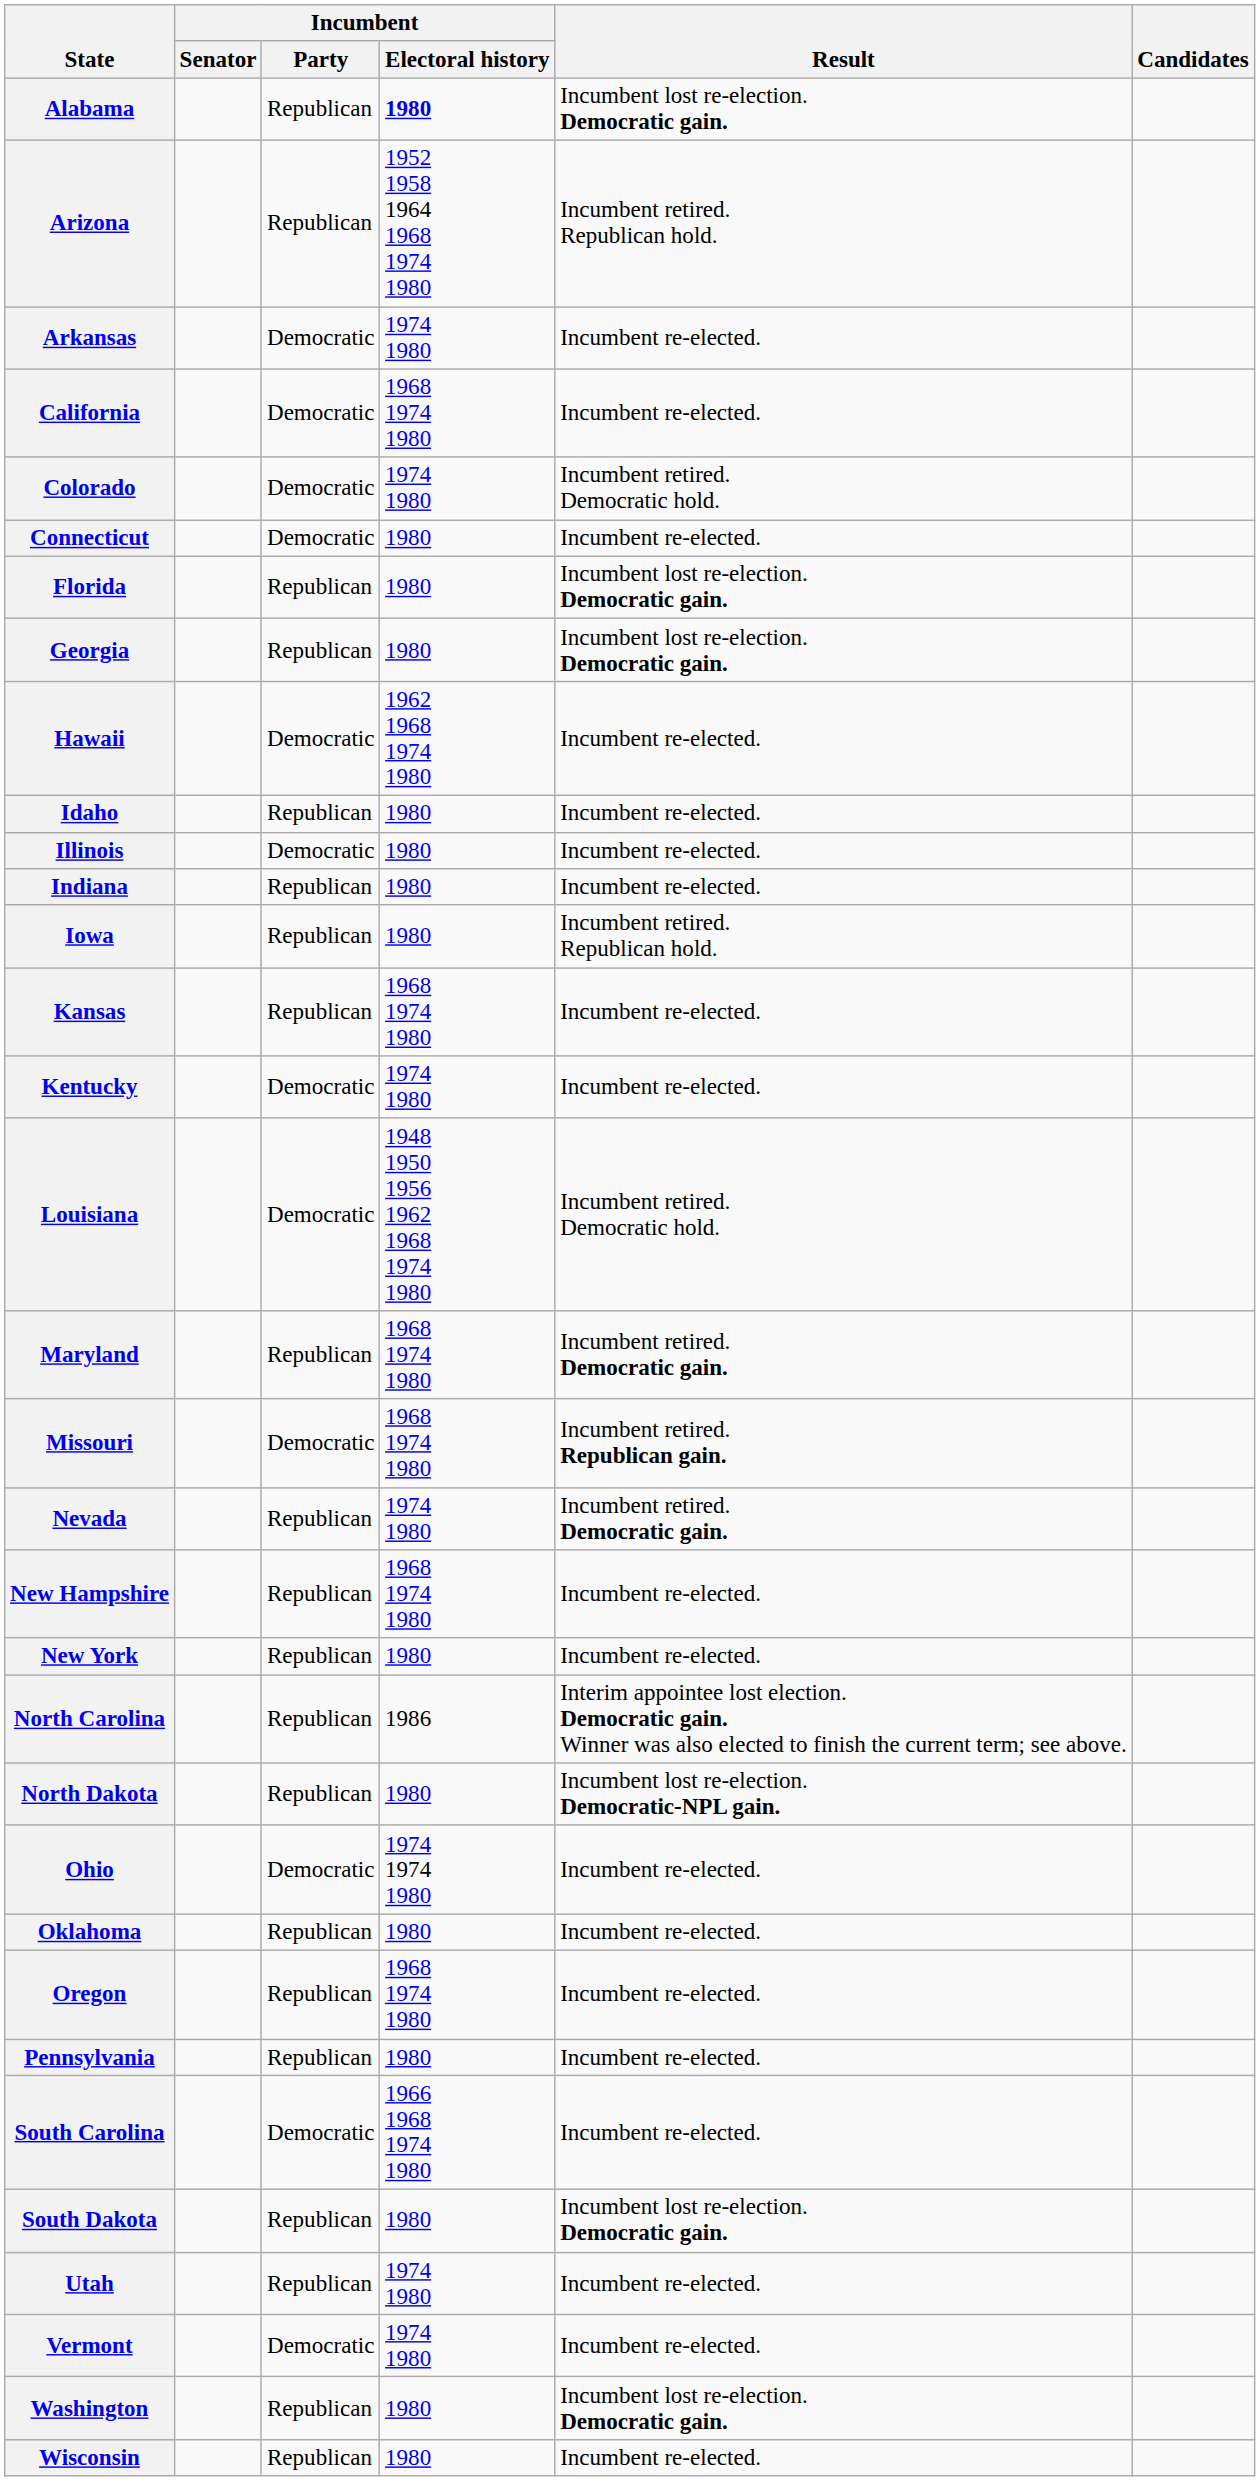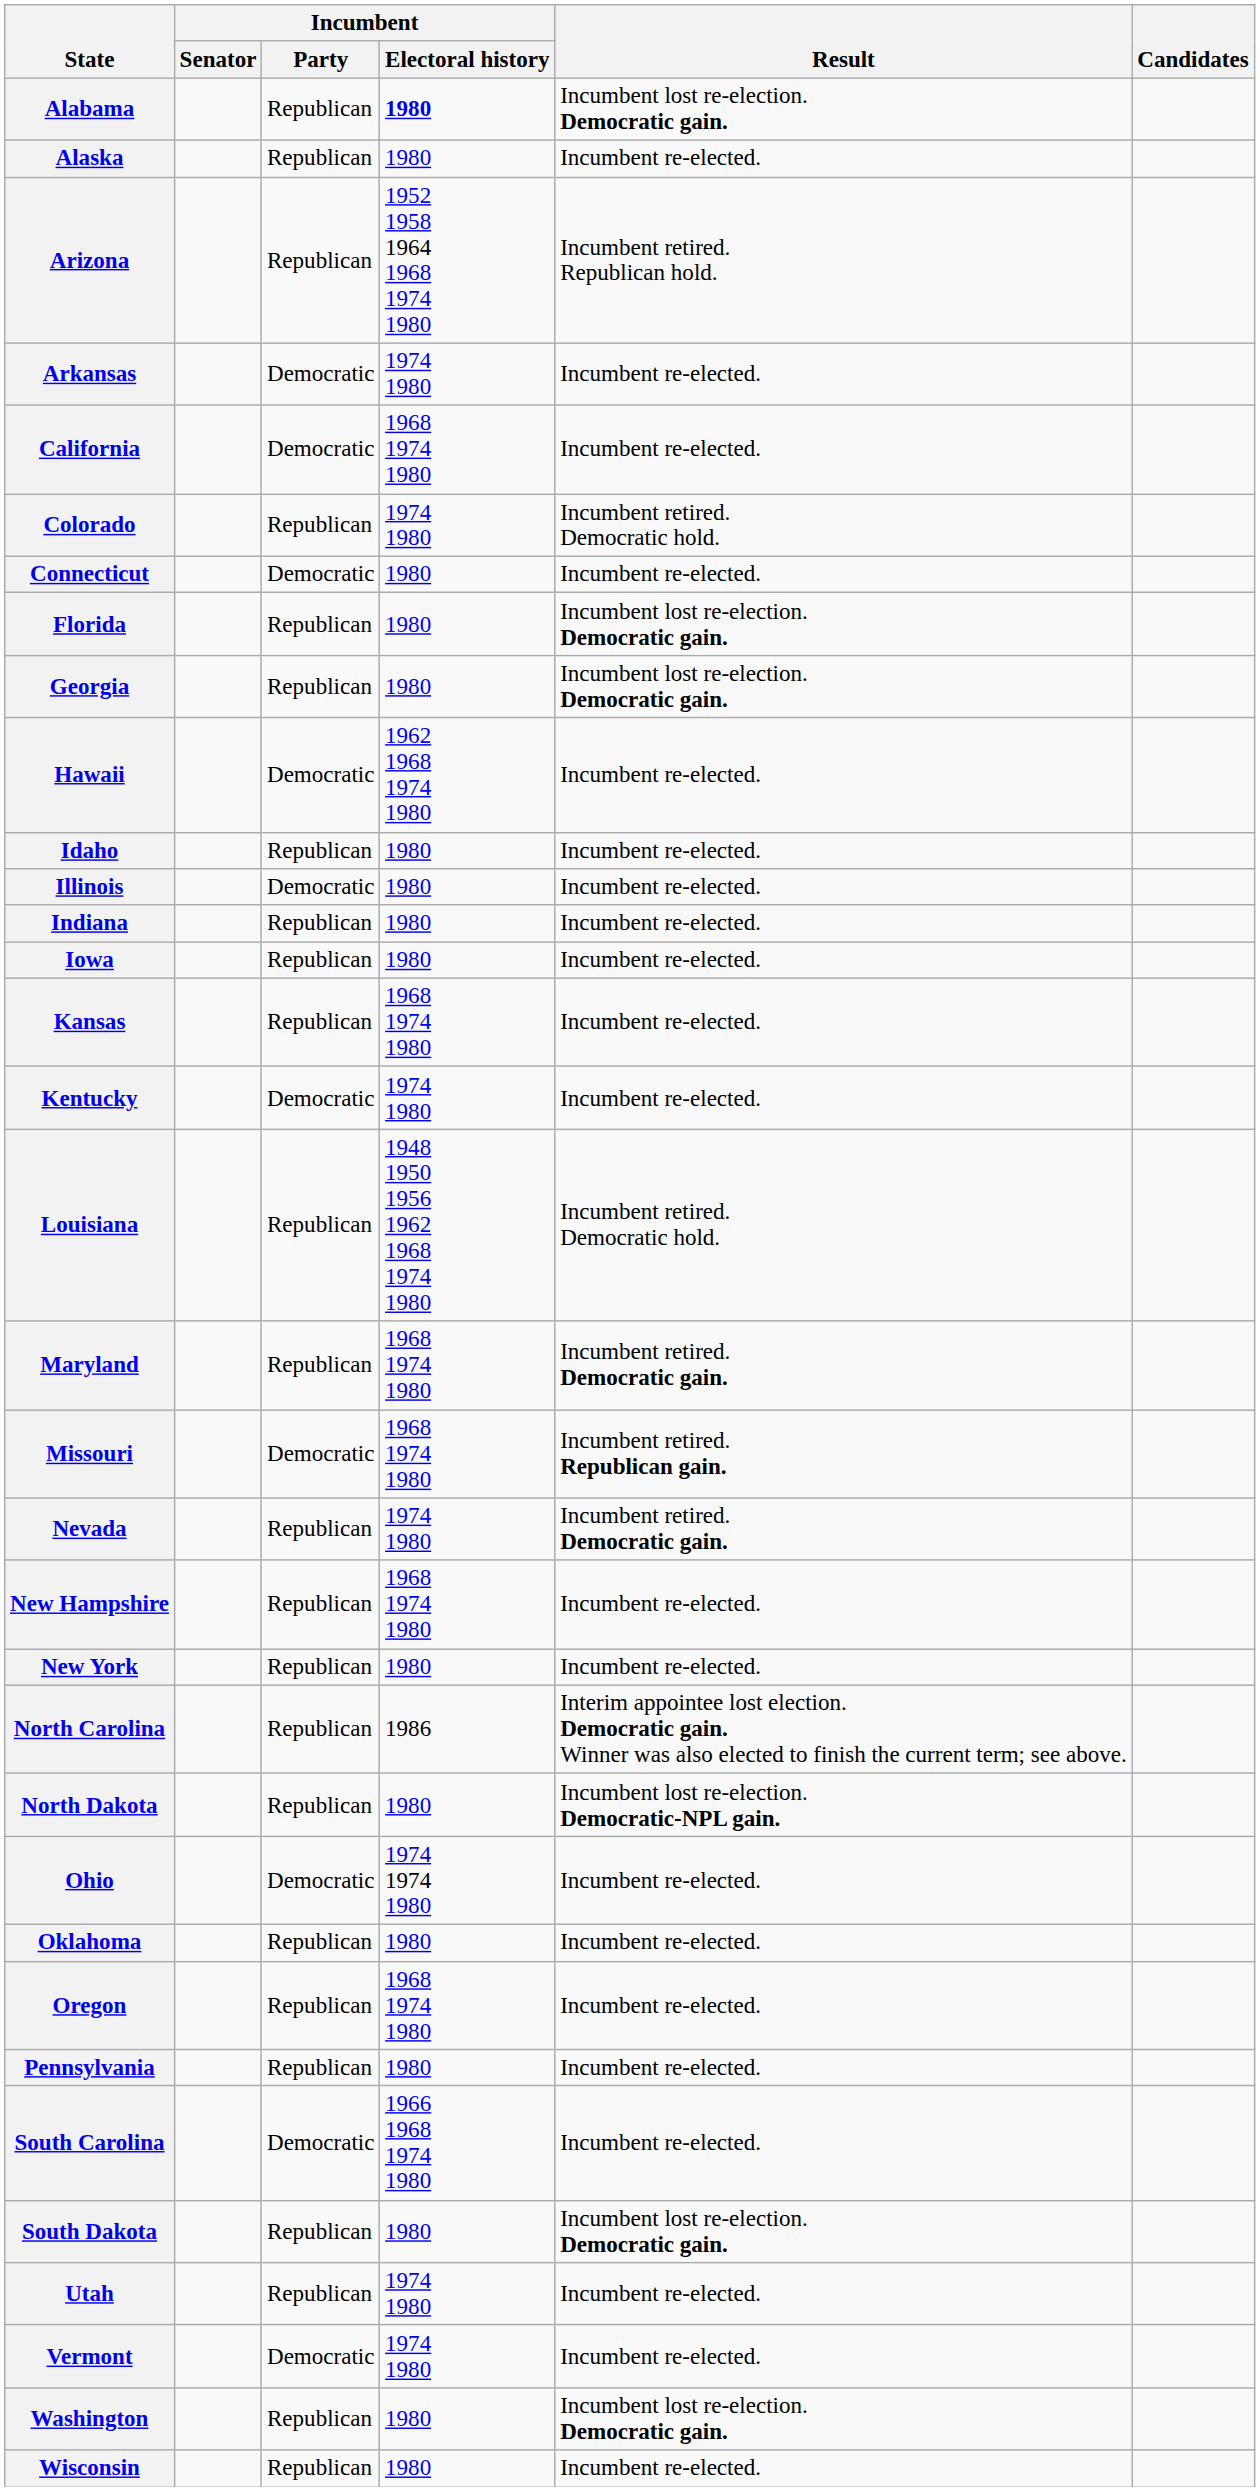+ row: (90, 158)
(321, 488) Democratic -> (319, 524) Republican
(645, 936) Incumbent retired. Republican hold. -> (661, 959) Incumbent re-elected.
(321, 1214) Democratic -> (319, 1224) Republican
